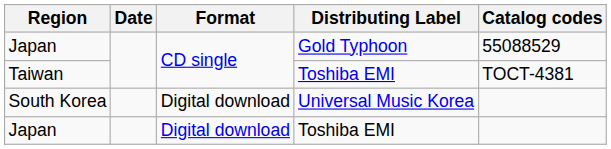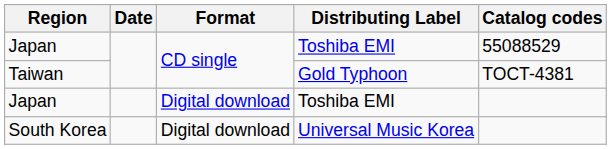(353, 46) Gold Typhoon -> (347, 46) Toshiba EMI
(347, 74) Toshiba EMI -> (353, 74) Gold Typhoon
rows swapped: (33, 130) <-> (58, 102)
